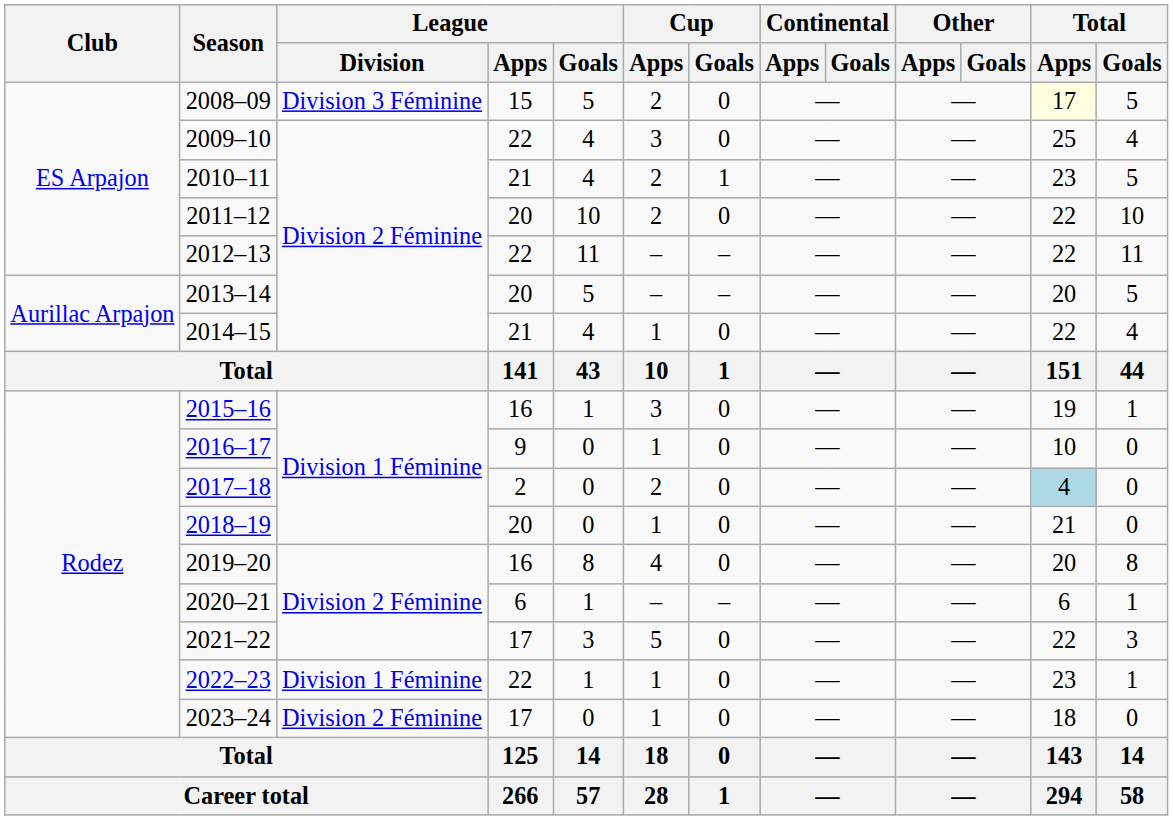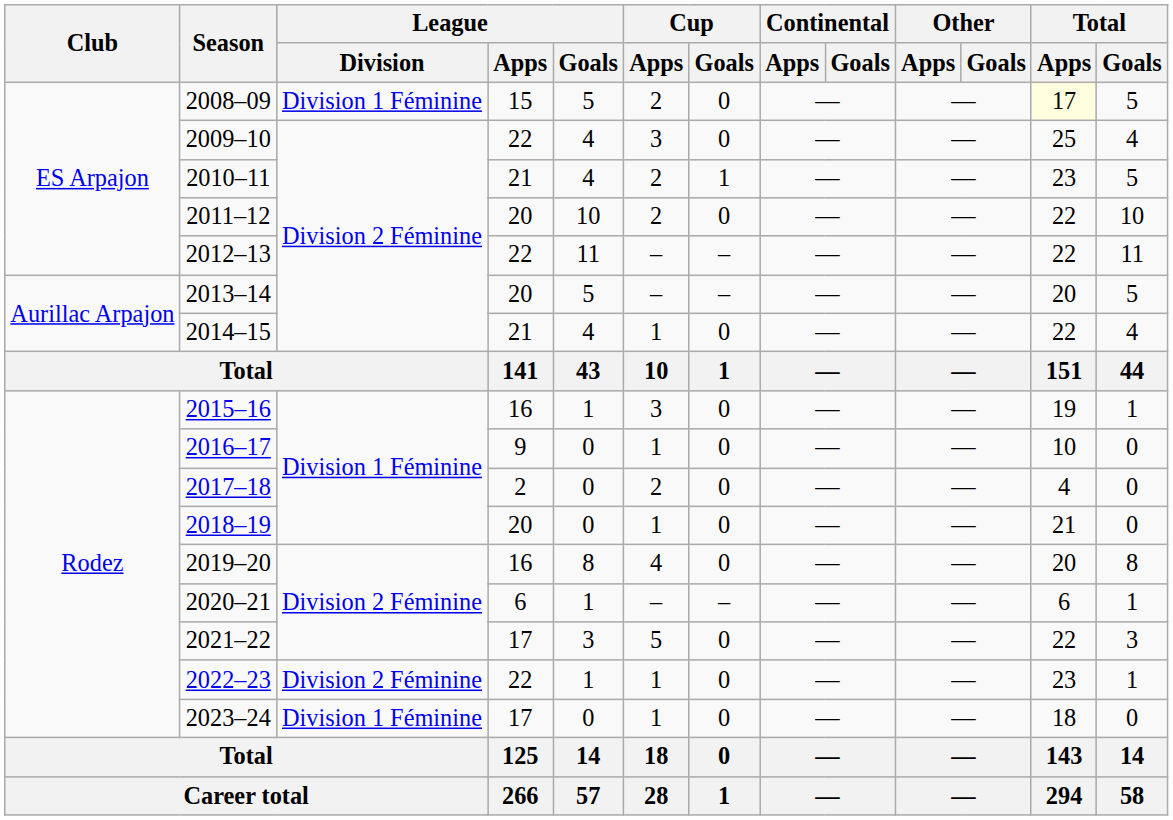(382, 100) Division 3 Féminine -> (382, 100) Division 1 Féminine
(1064, 486) lightblue background -> (1064, 486) no background
(382, 679) Division 1 Féminine -> (382, 679) Division 2 Féminine
(382, 718) Division 2 Féminine -> (382, 718) Division 1 Féminine
